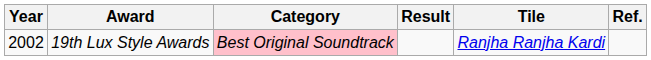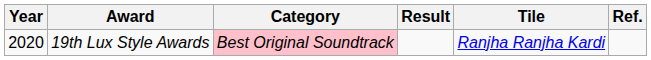(26, 42) 2002 -> (26, 42) 2020
